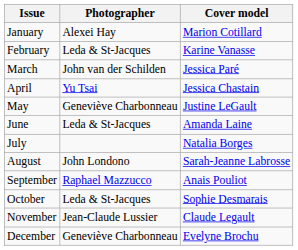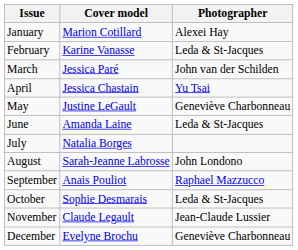columns swapped: (237, 13) <-> (120, 13)
